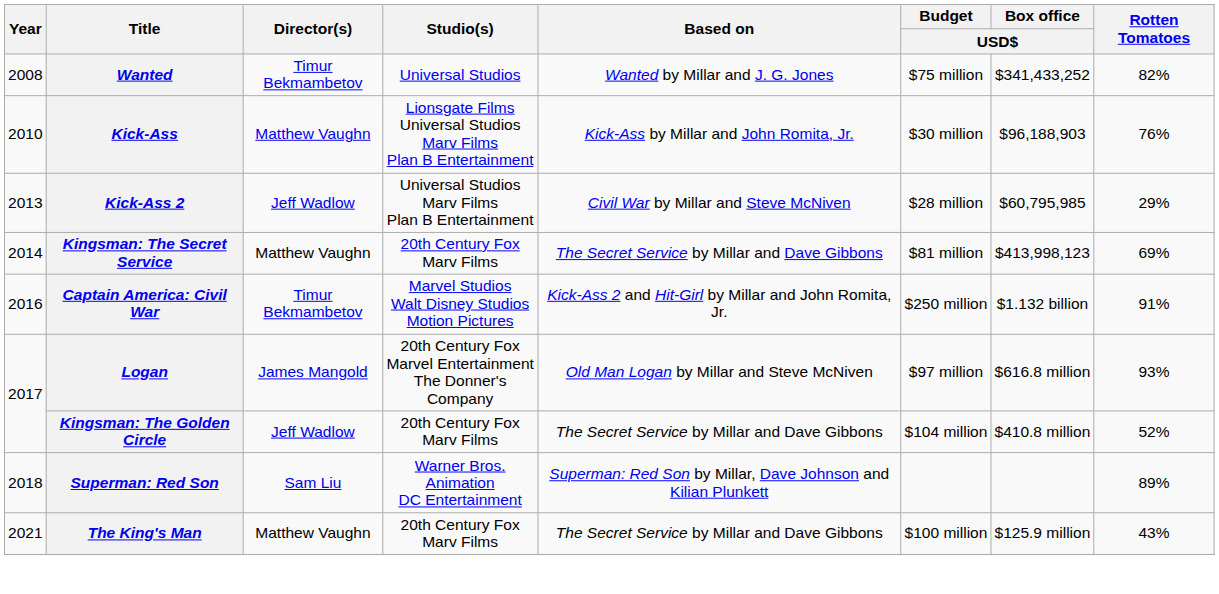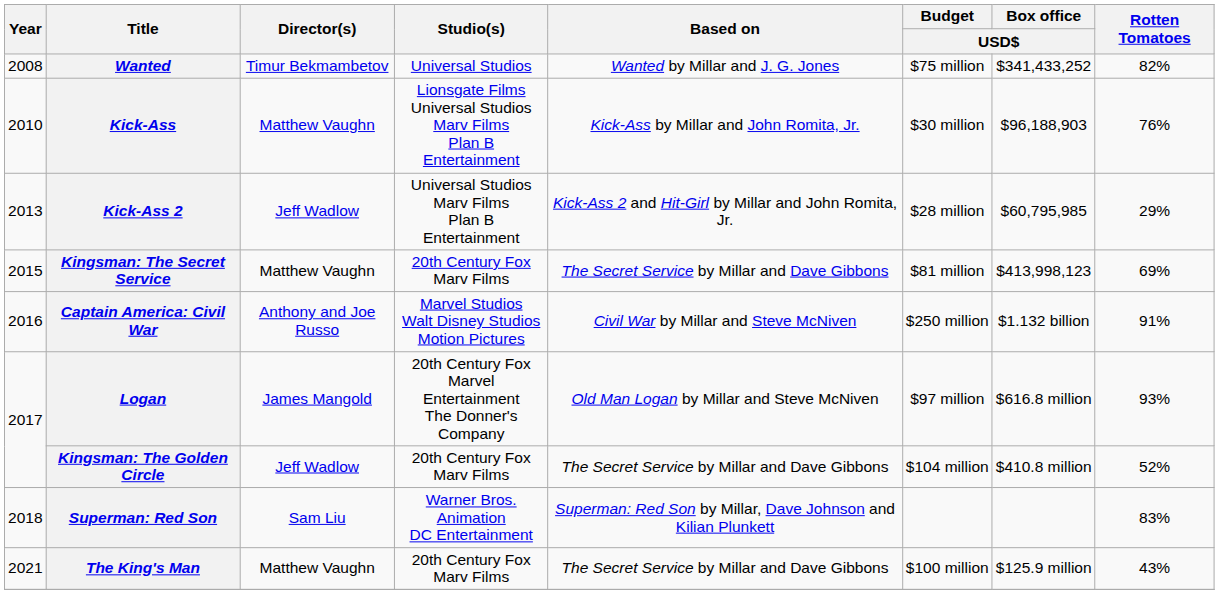(719, 202) Civil War by Millar and Steve McNiven -> (725, 211) Kick-Ass 2 and Hit-Girl by Millar and John Romita, Jr.
(25, 253) 2014 -> (25, 270) 2015
(313, 304) Timur Bekmambetov -> (317, 321) Anthony and Joe Russo
(719, 304) Kick-Ass 2 and Hit-Girl by Millar and John Romita, Jr. -> (725, 321) Civil War by Millar and Steve McNiven
(1154, 482) 89% -> (1155, 517) 83%
